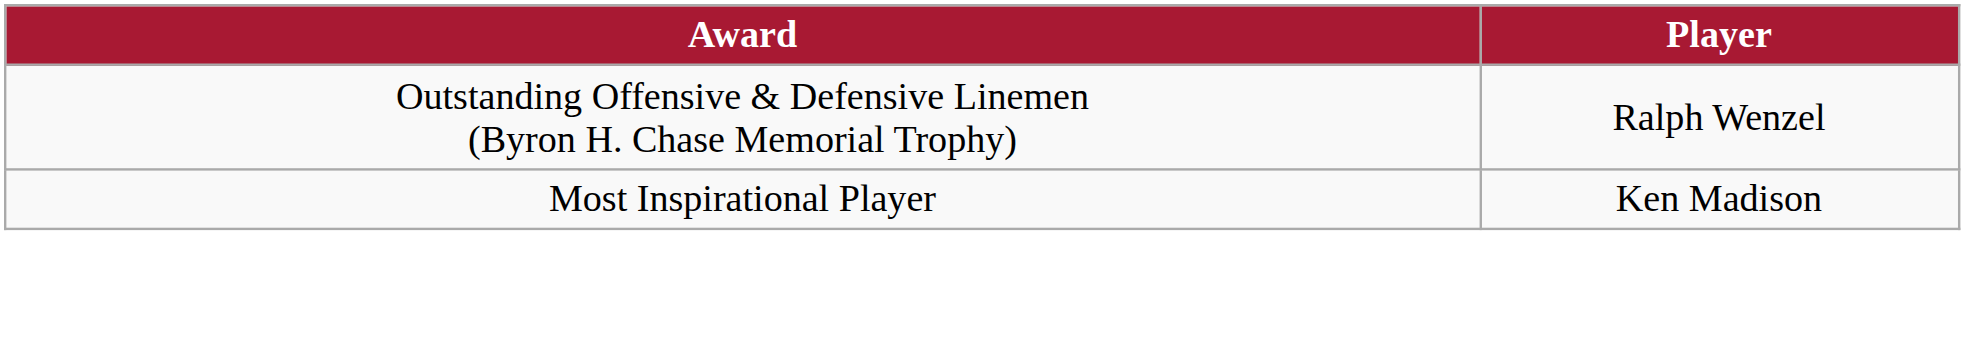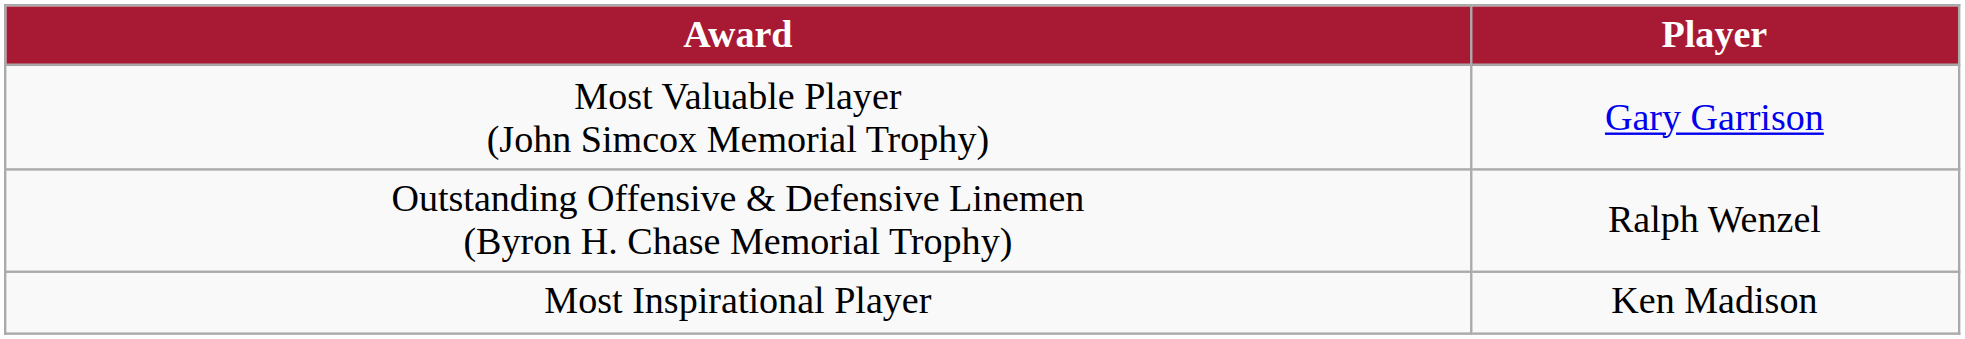+ row: (738, 116)
